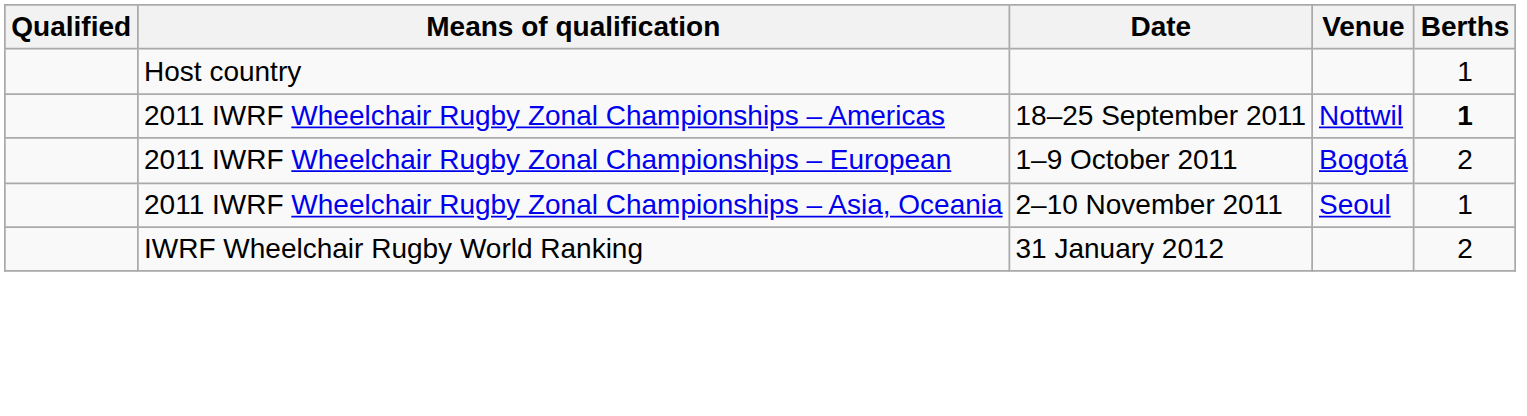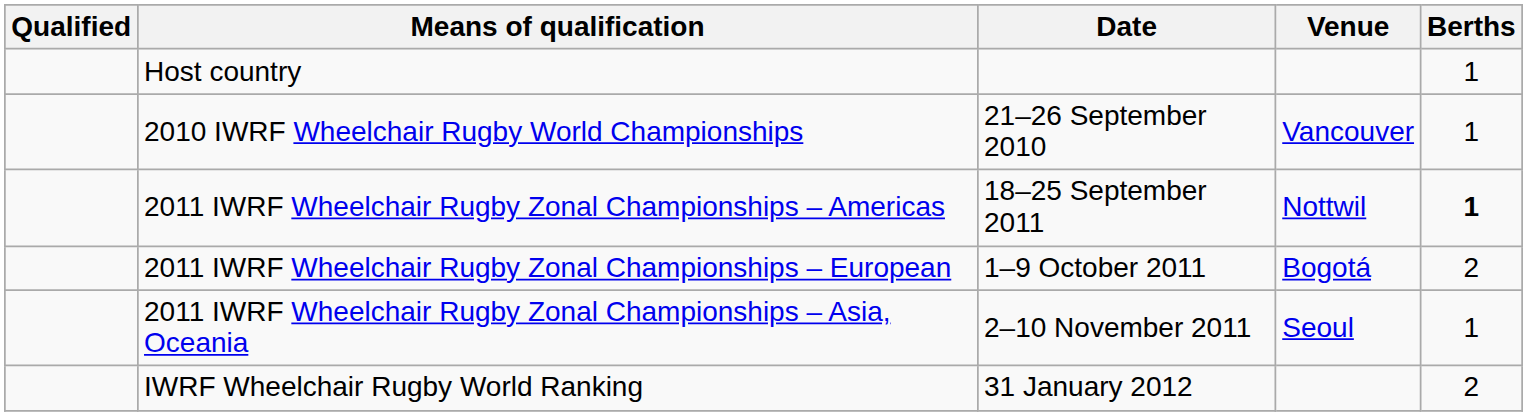+ row: (474, 131)
